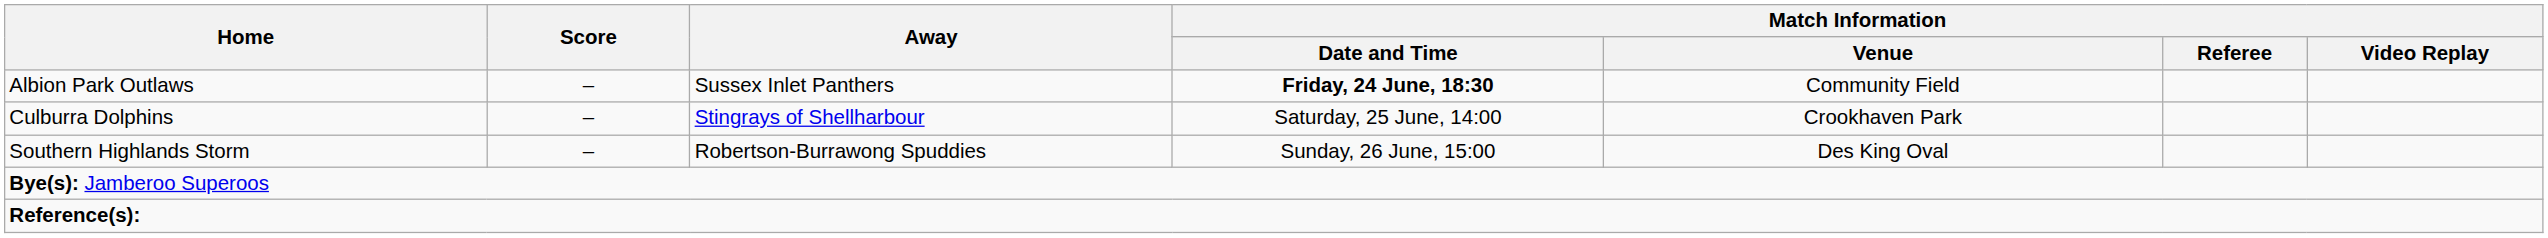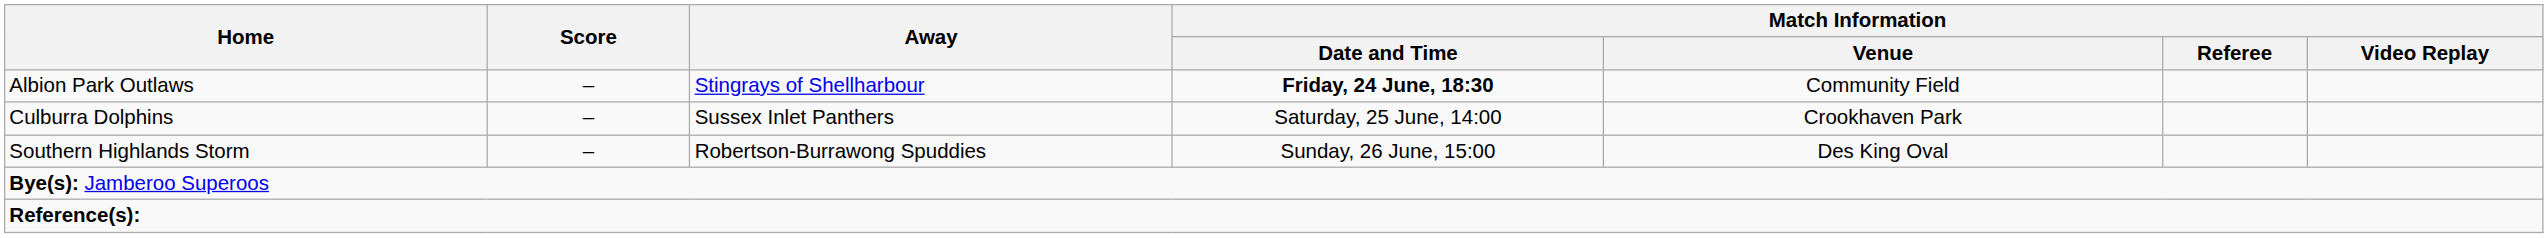(794, 85) Sussex Inlet Panthers -> (810, 85) Stingrays of Shellharbour
(810, 118) Stingrays of Shellharbour -> (794, 118) Sussex Inlet Panthers
